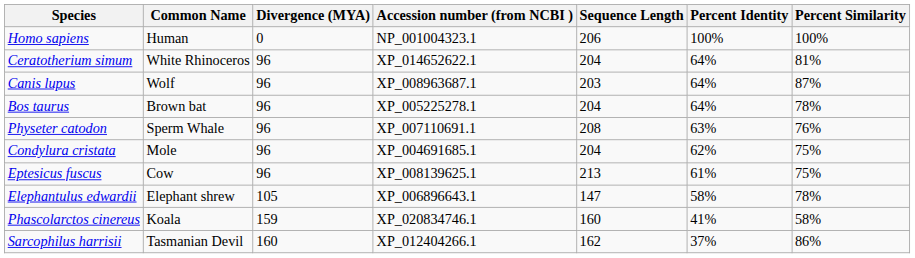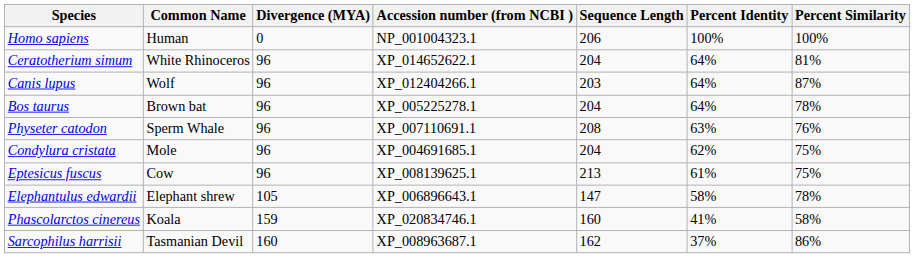(427, 83) XP_008963687.1 -> (427, 83) XP_012404266.1
(427, 241) XP_012404266.1 -> (427, 241) XP_008963687.1
